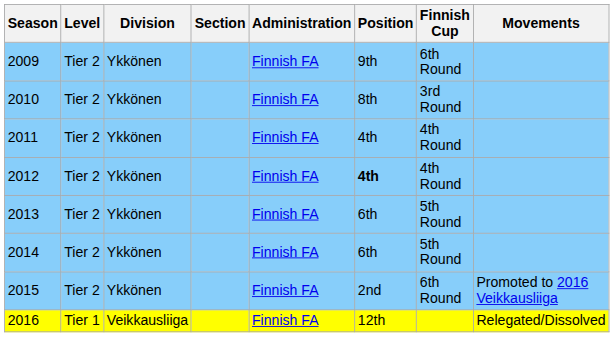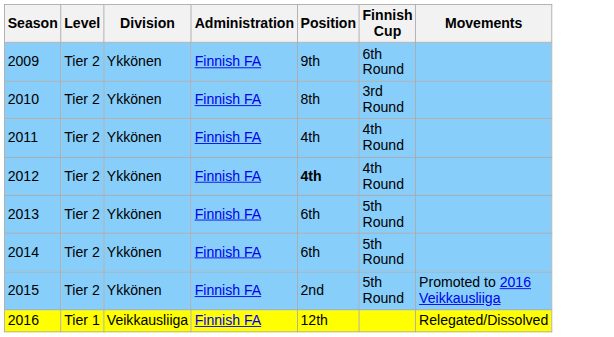- column: (220, 23)
(441, 290) 6th Round -> (383, 290) 5th Round
